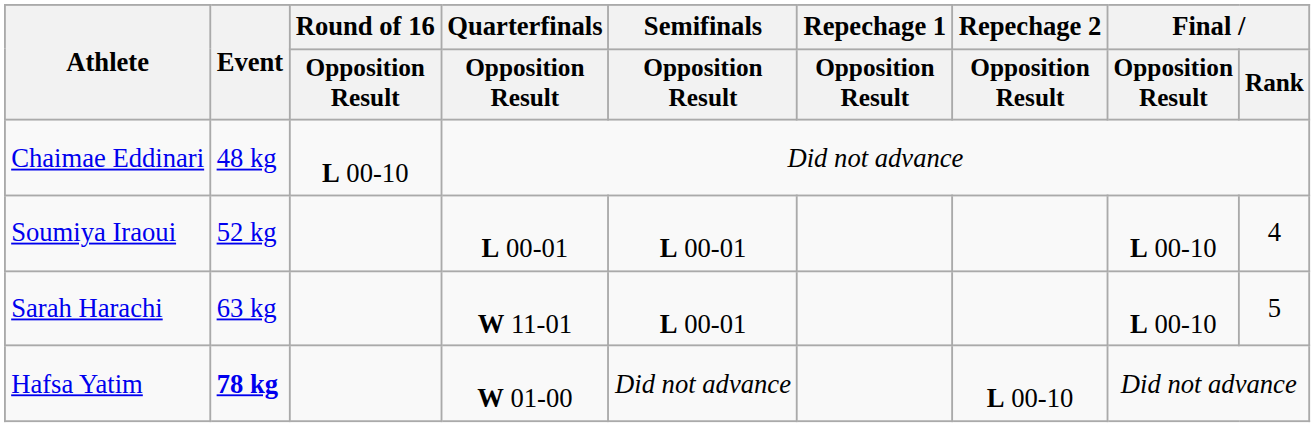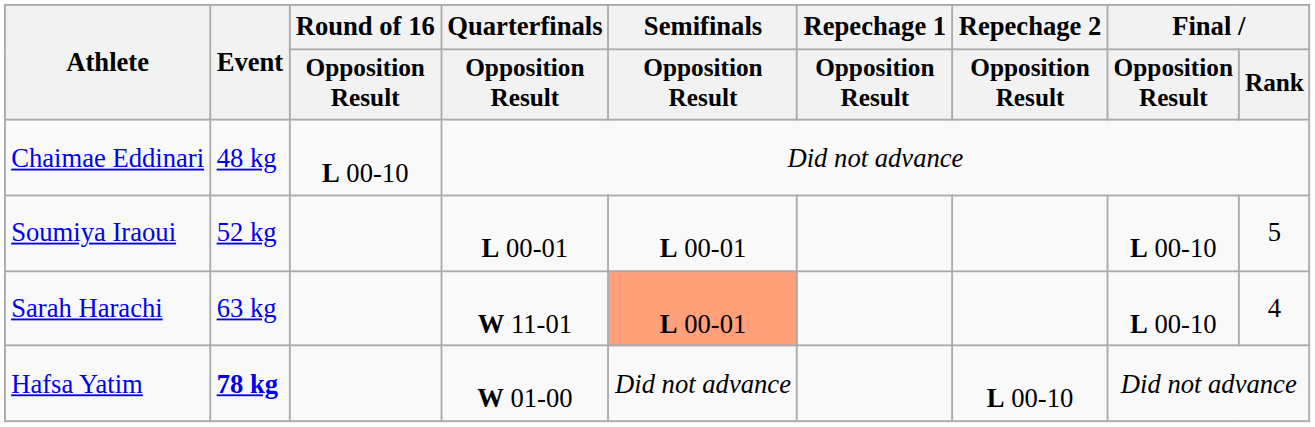(1274, 233) 4 -> (1274, 233) 5
(703, 324) no background -> (703, 324) lightsalmon background
(1274, 308) 5 -> (1274, 308) 4
